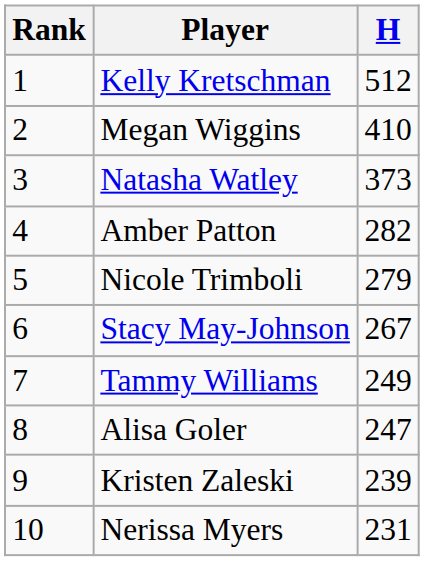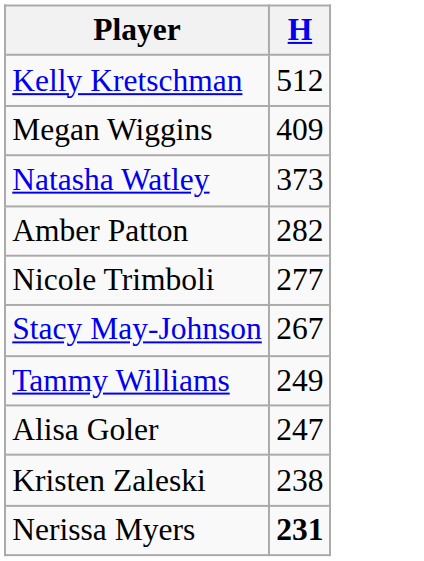- column: (49, 30)
(388, 129) 410 -> (300, 129) 409
(388, 279) 279 -> (300, 279) 277
(388, 479) 239 -> (300, 479) 238
(388, 529) normal -> (300, 529) bold
